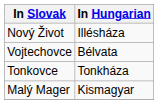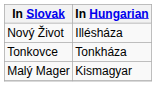- row: (39, 52)
